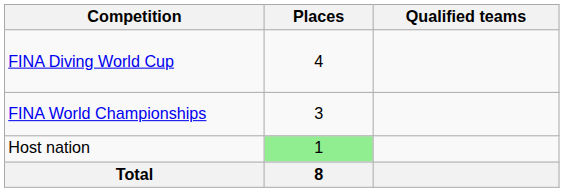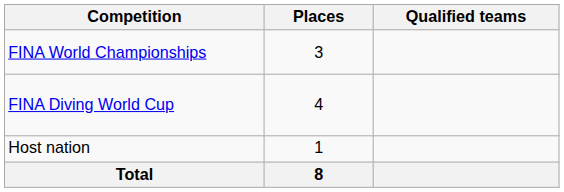rows swapped: (107, 114) <-> (91, 61)
(319, 148) lightgreen background -> (319, 148) no background
